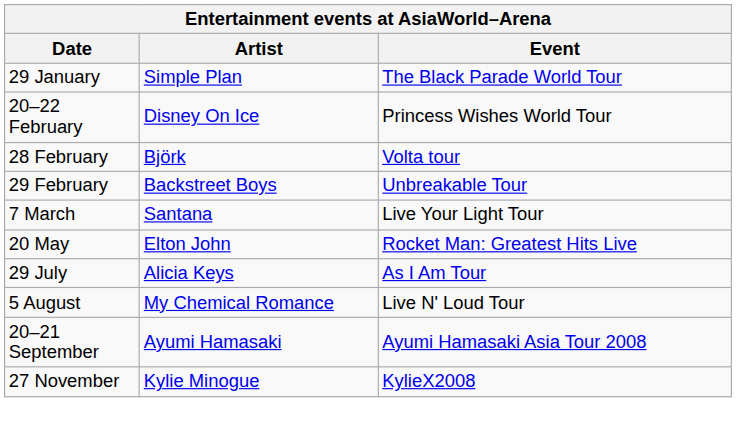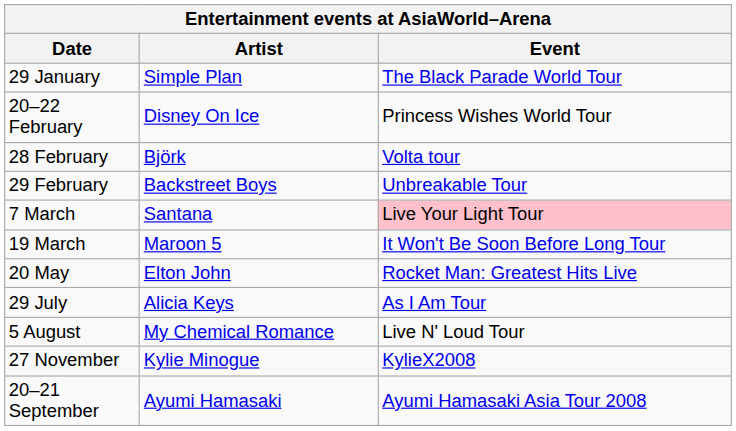(463, 214) no background -> (463, 214) pink background
+ row: (47, 244)
rows swapped: (54, 341) <-> (64, 381)
